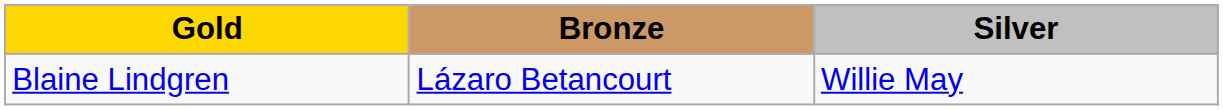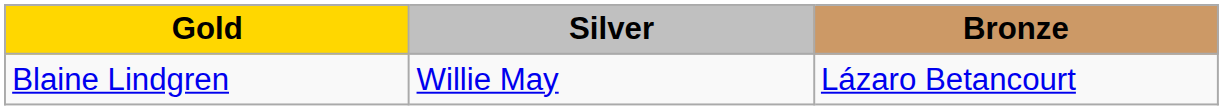columns swapped: (1016, 29) <-> (612, 29)
